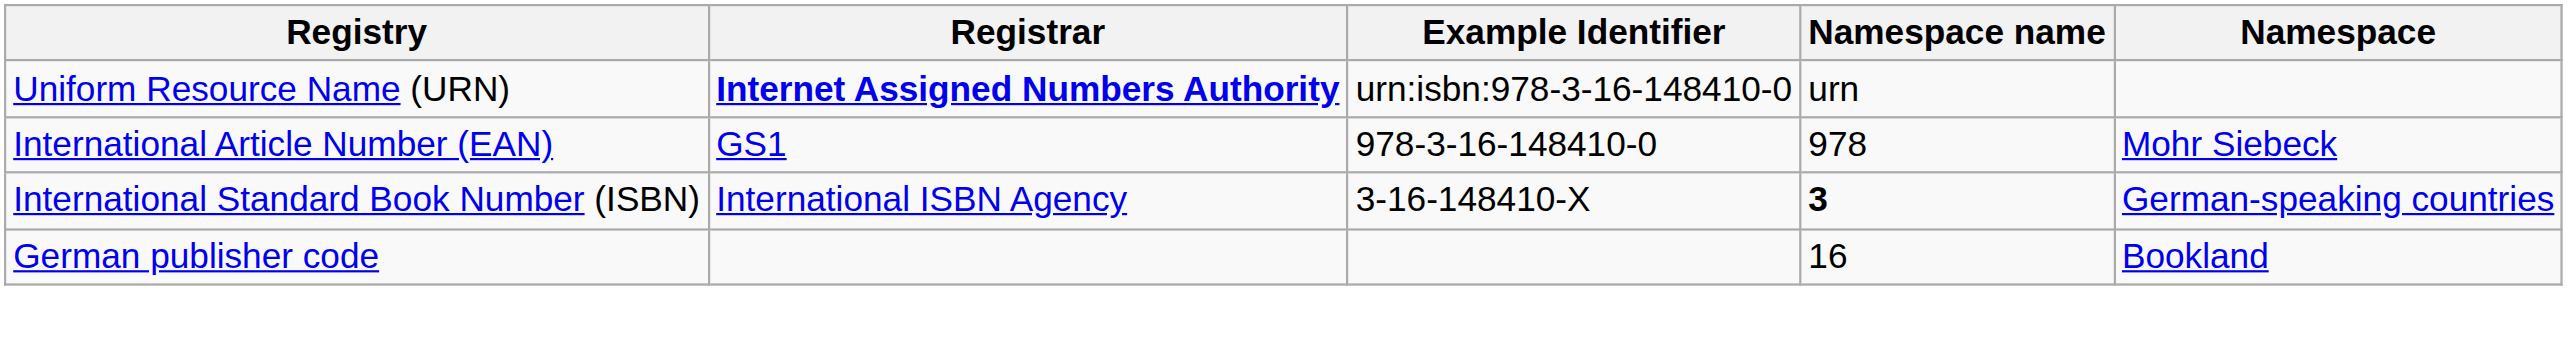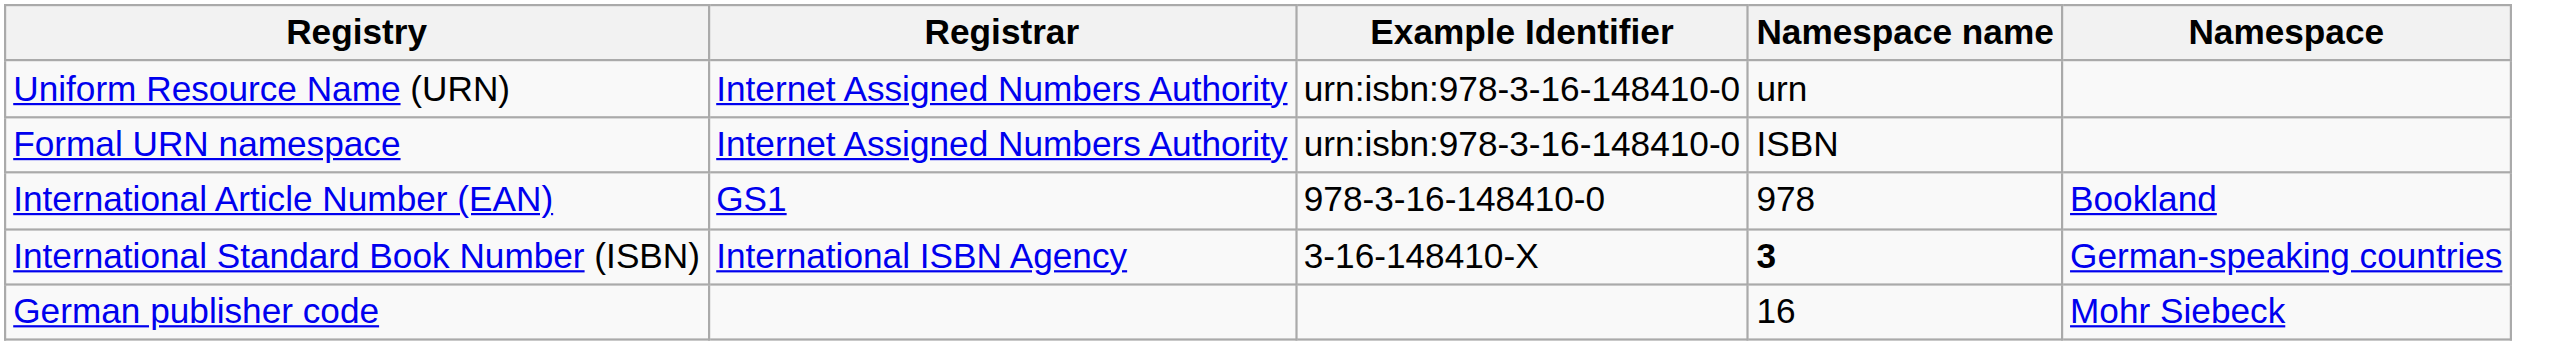(1028, 88) bold -> (1002, 88) normal
+ row: (207, 144)
(2230, 144) Mohr Siebeck -> (2143, 199) Bookland
(2195, 255) Bookland -> (2178, 311) Mohr Siebeck
